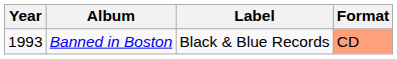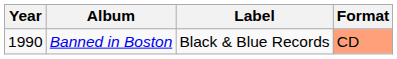(25, 41) 1993 -> (25, 41) 1990
